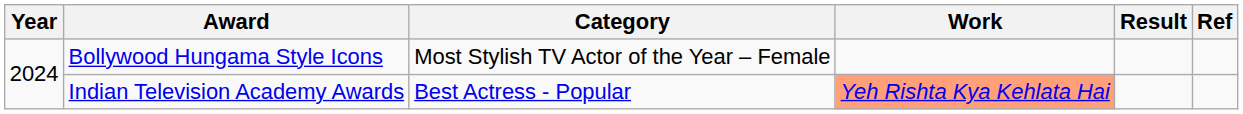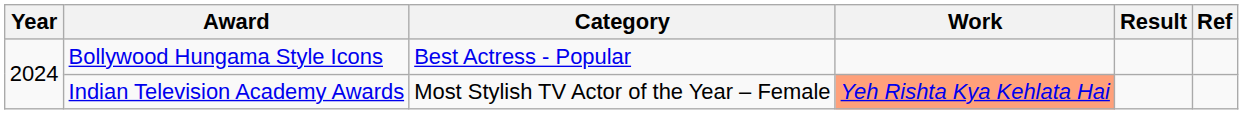(622, 56) Most Stylish TV Actor of the Year – Female -> (523, 56) Best Actress - Popular
(523, 91) Best Actress - Popular -> (622, 91) Most Stylish TV Actor of the Year – Female
